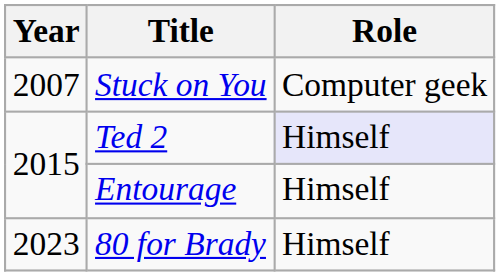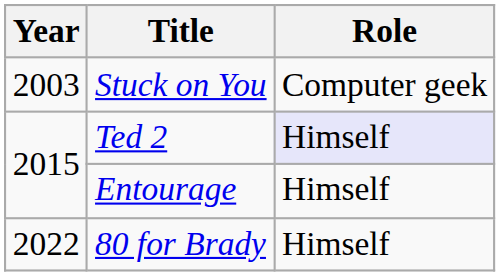(46, 84) 2007 -> (46, 84) 2003
(46, 243) 2023 -> (46, 243) 2022
